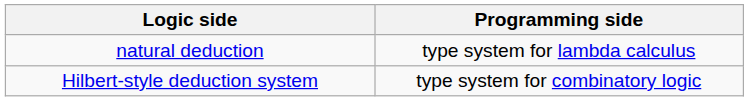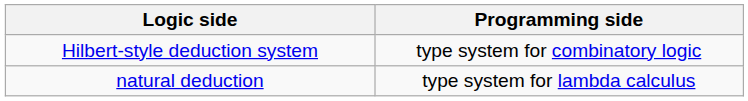rows swapped: (190, 80) <-> (190, 50)
